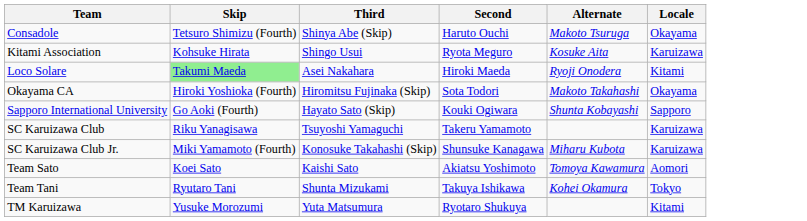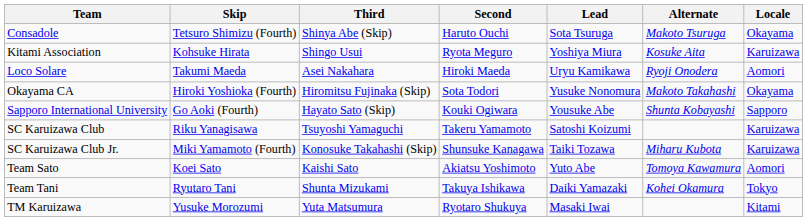+ column: (595, 14)
(209, 71) lightgreen background -> (209, 71) no background
(667, 71) Kitami -> (766, 71) Aomori
